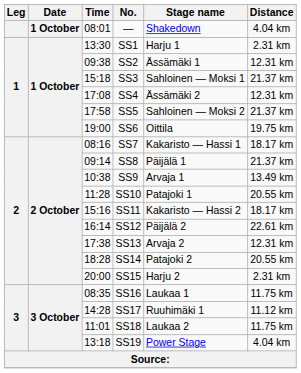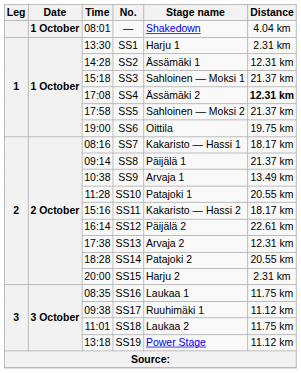(97, 62) 09:38 -> (97, 62) 14:28
(272, 95) normal -> (272, 95) bold
(97, 309) 14:28 -> (97, 309) 09:38
(272, 342) 4.04 km -> (272, 342) 11.12 km
